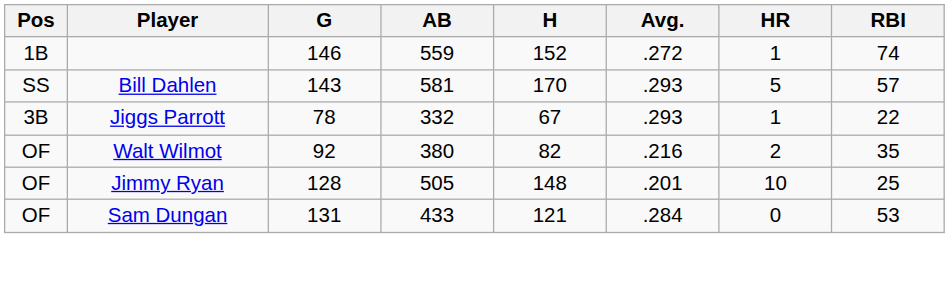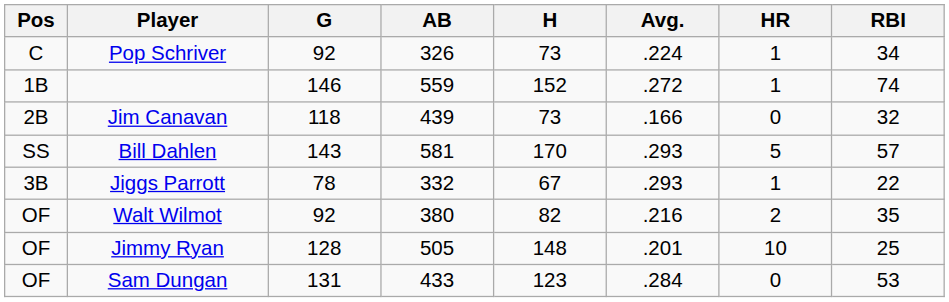+ row: (168, 53)
+ row: (168, 118)
(550, 215) 121 -> (550, 280) 123
